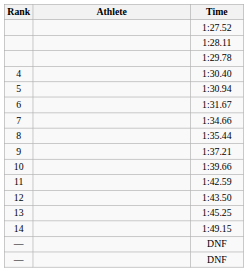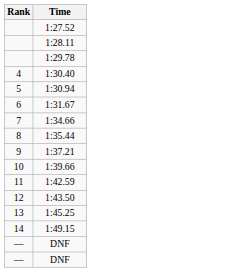- column: (112, 12)
